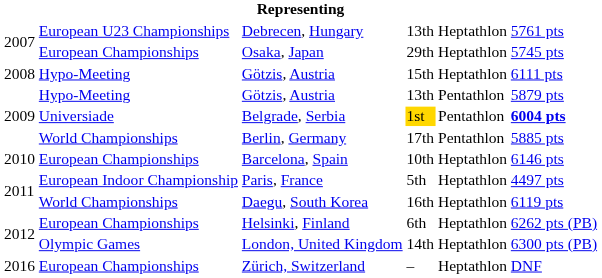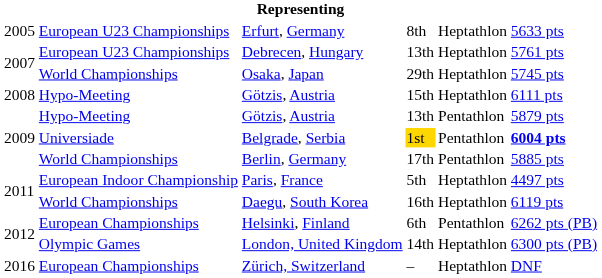+ row: (293, 30)
(119, 52) European Championships -> (108, 73) World Championships
- row: (295, 159)
(472, 223) Heptathlon -> (471, 223) Pentathlon
